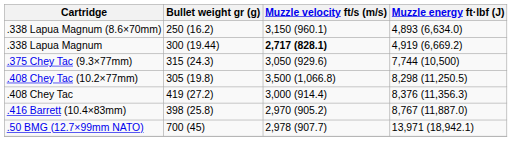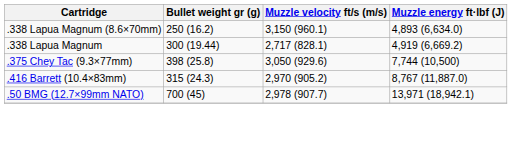(296, 45) bold -> (296, 45) normal
(190, 62) 315 (24.3) -> (190, 62) 398 (25.8)
- row: (72, 78)
- row: (40, 95)
(190, 111) 398 (25.8) -> (190, 78) 315 (24.3)
